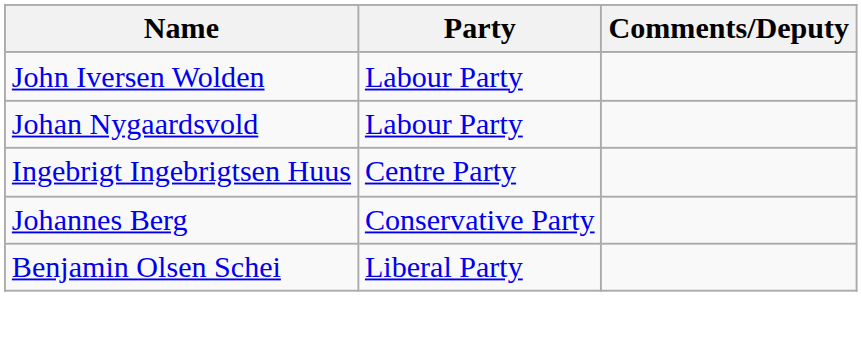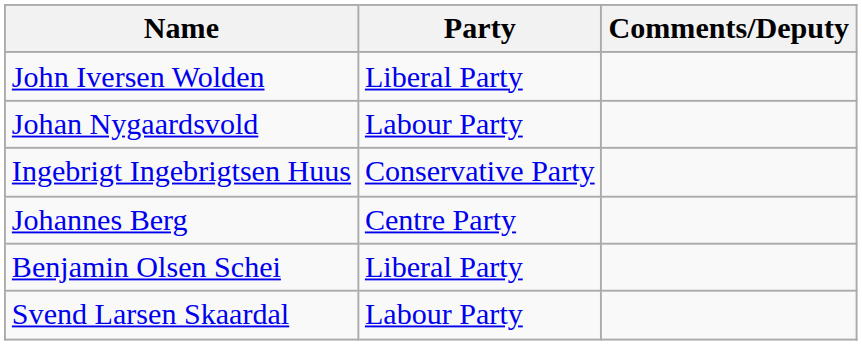(444, 76) Labour Party -> (444, 76) Liberal Party
(440, 171) Centre Party -> (480, 171) Conservative Party
(480, 219) Conservative Party -> (440, 219) Centre Party
+ row: (151, 314)
